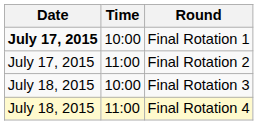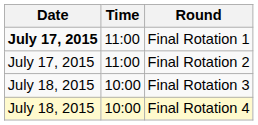(123, 39) 10:00 -> (122, 39) 11:00
(122, 108) 11:00 -> (123, 108) 10:00
